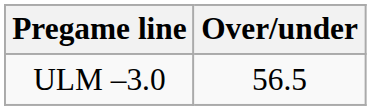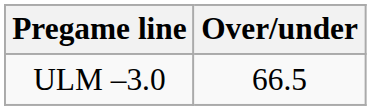(280, 79) 56.5 -> (280, 79) 66.5
